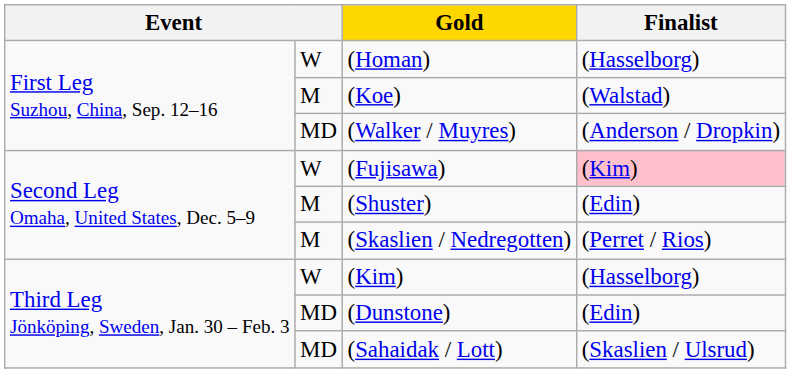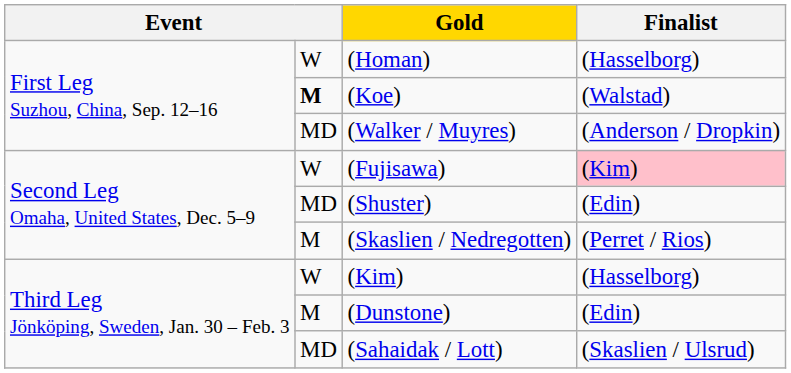(310, 95) normal -> (311, 95) bold
(310, 204) M -> (319, 204) MD
(319, 312) MD -> (310, 312) M
